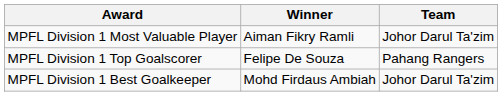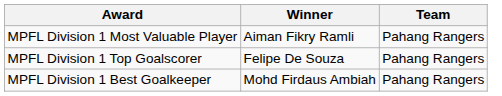(438, 36) Johor Darul Ta'zim -> (433, 36) Pahang Rangers
(438, 79) Johor Darul Ta'zim -> (433, 79) Pahang Rangers
